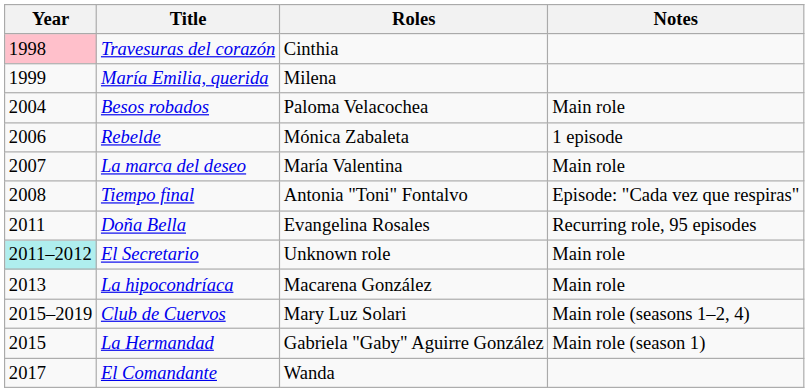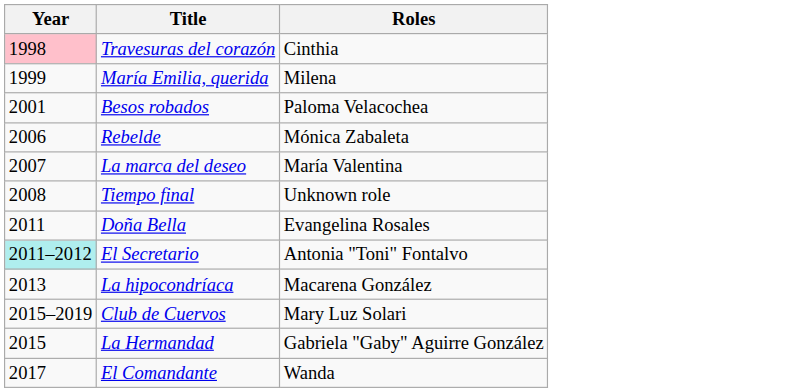- column: (676, 19)
(27, 107) 2004 -> (27, 107) 2001
(376, 195) Antonia "Toni" Fontalvo -> (337, 195) Unknown role
(337, 254) Unknown role -> (376, 254) Antonia "Toni" Fontalvo
